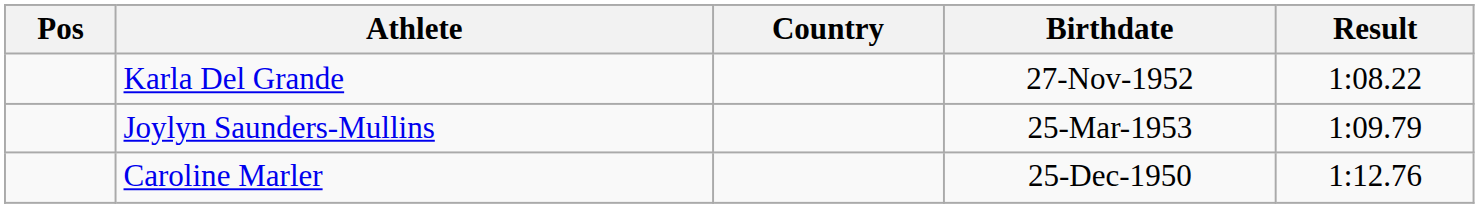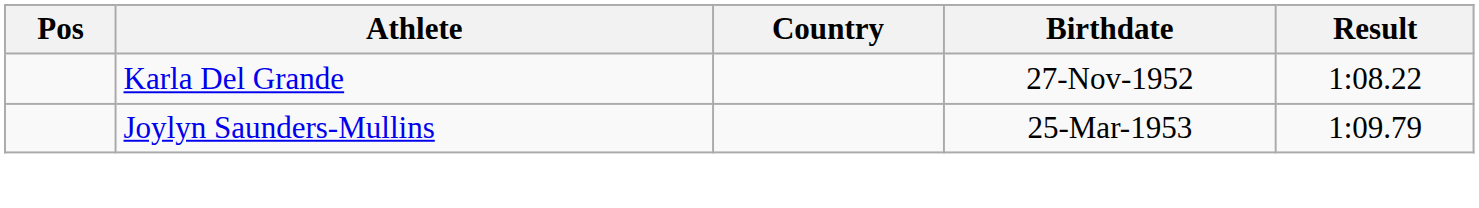- row: (223, 176)
